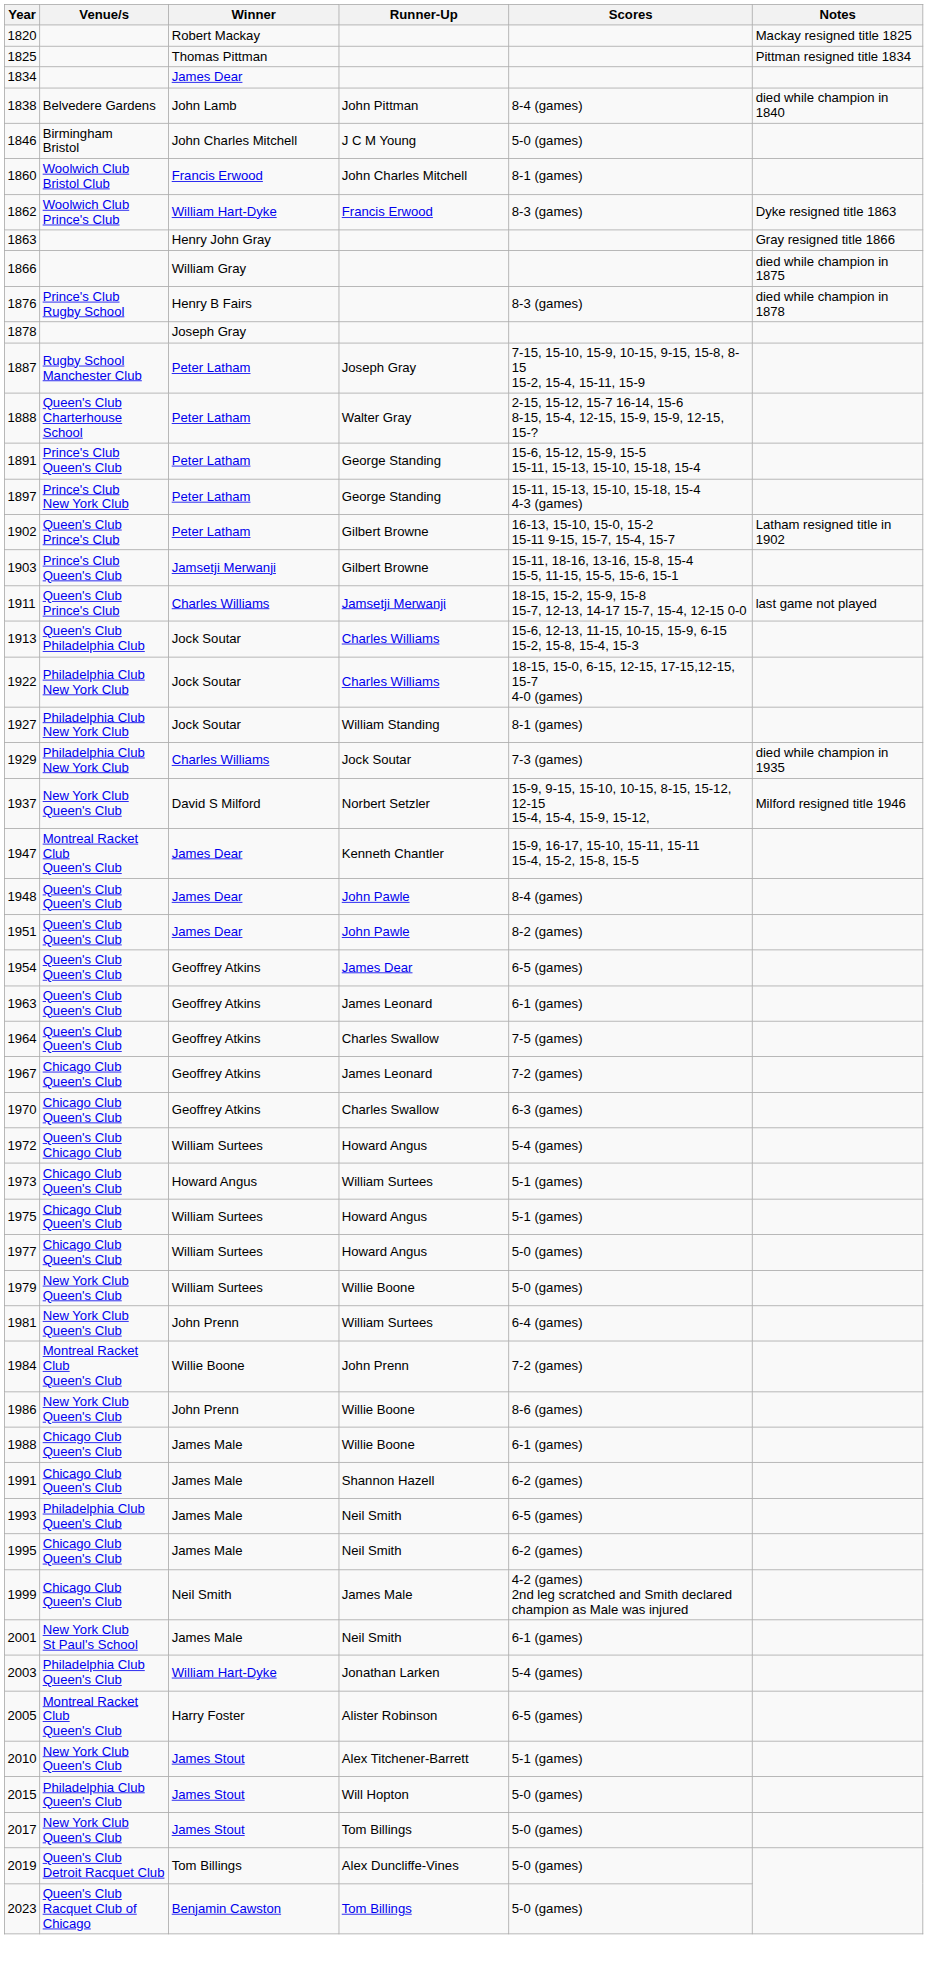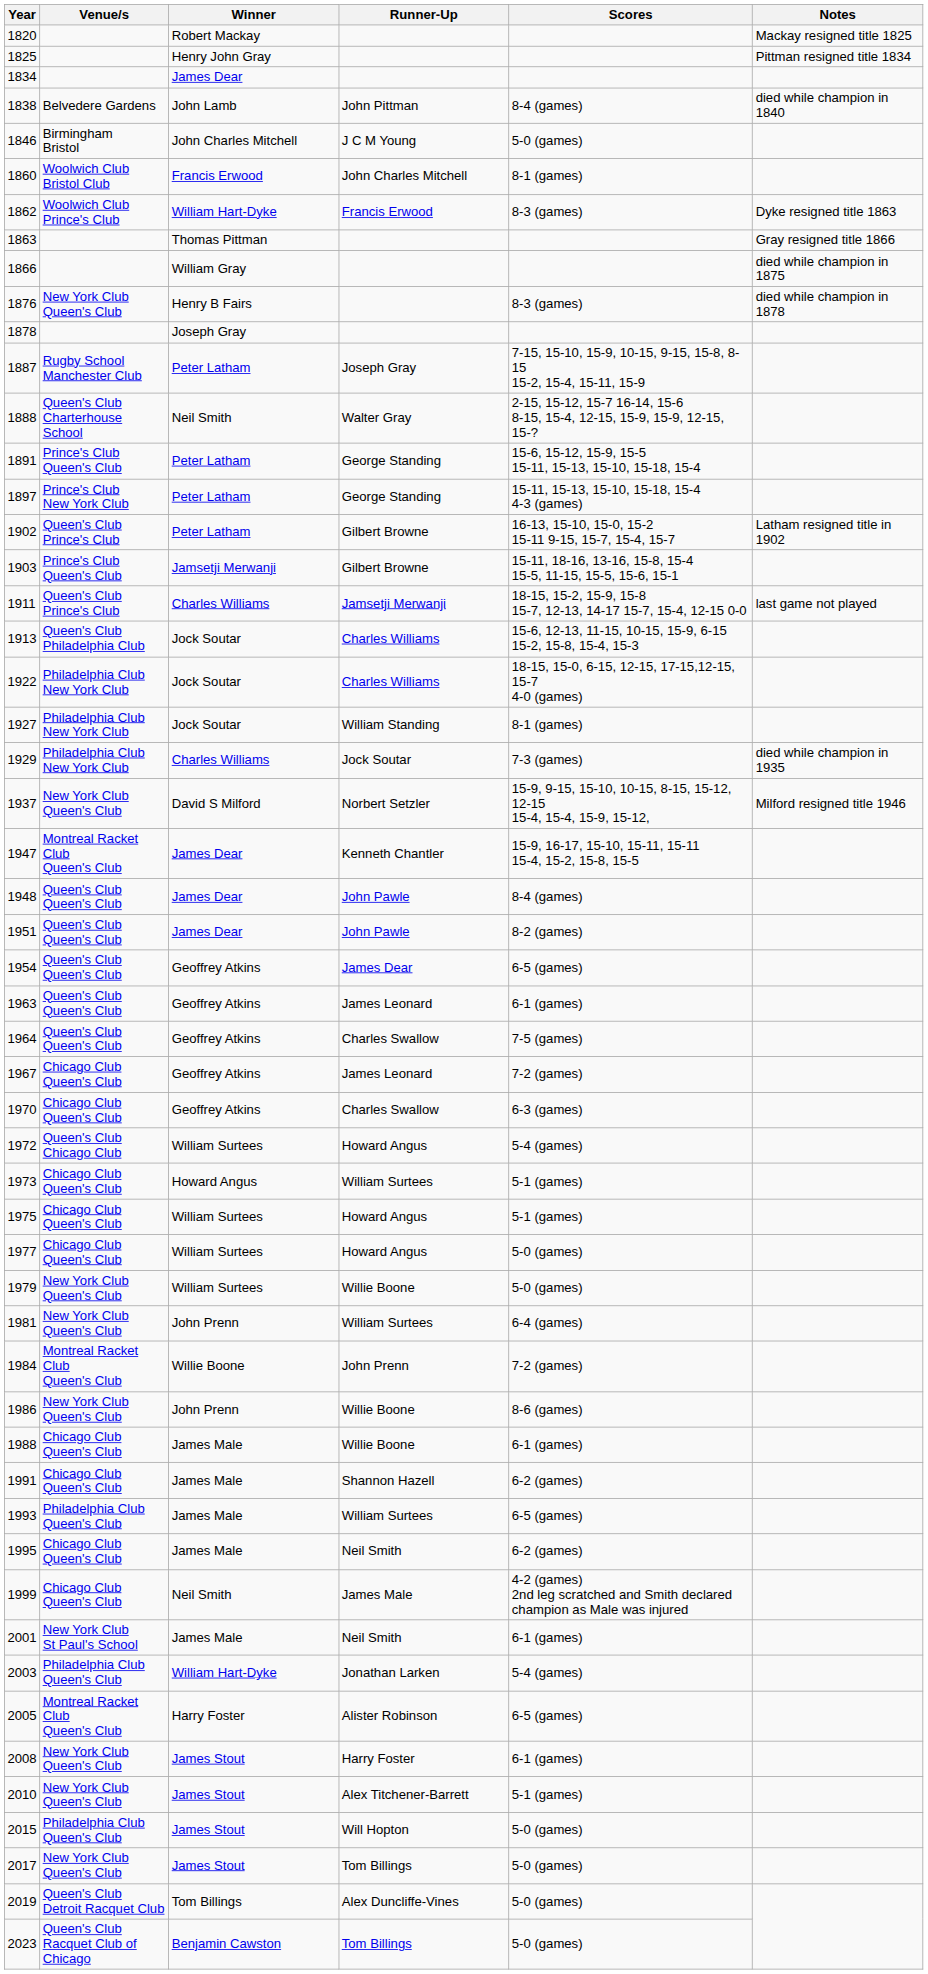(219, 56) Thomas Pittman -> (221, 56) Henry John Gray
(221, 240) Henry John Gray -> (219, 240) Thomas Pittman
(84, 304) Prince's Club Rugby School -> (86, 304) New York Club Queen's Club
(211, 418) Peter Latham -> (202, 418) Neil Smith
(372, 1516) Neil Smith -> (387, 1516) William Surtees
+ row: (22, 1759)
